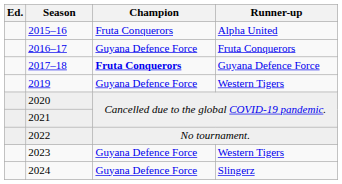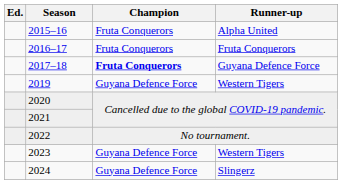(146, 48) Guyana Defence Force -> (134, 48) Fruta Conquerors
